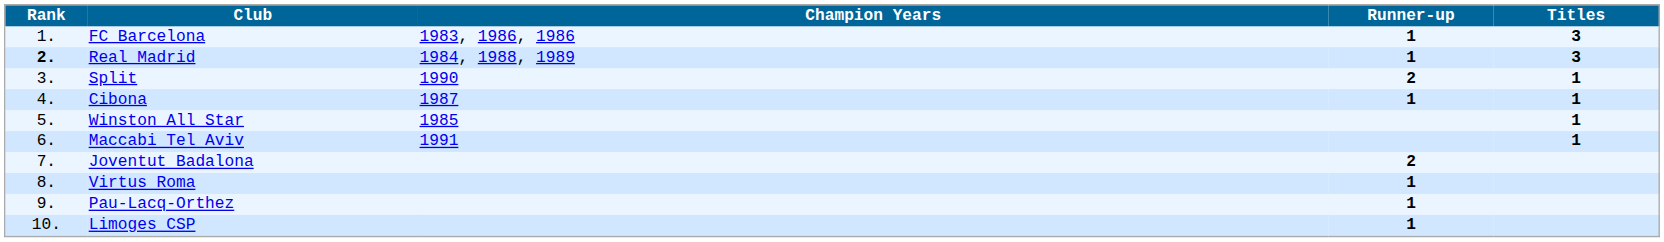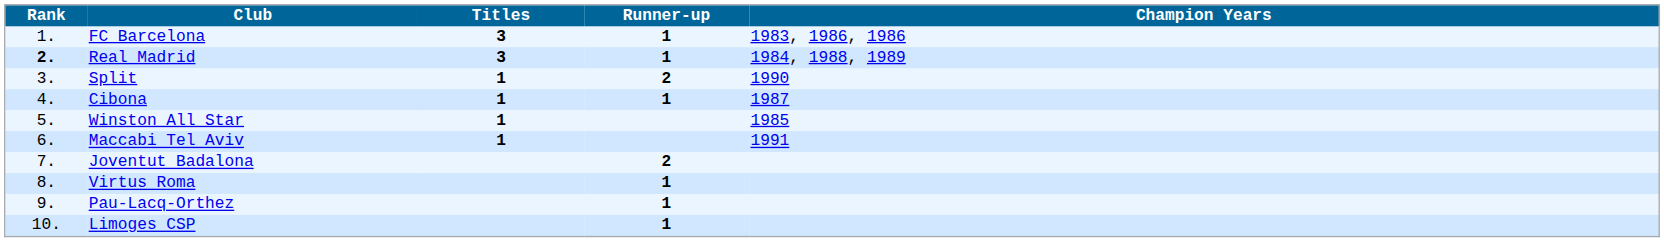columns swapped: (1576, 16) <-> (873, 16)
